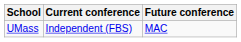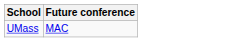- column: (93, 12)
